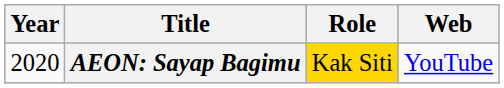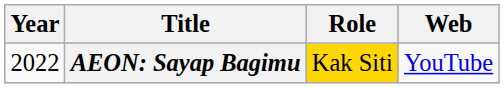(35, 62) 2020 -> (35, 62) 2022
